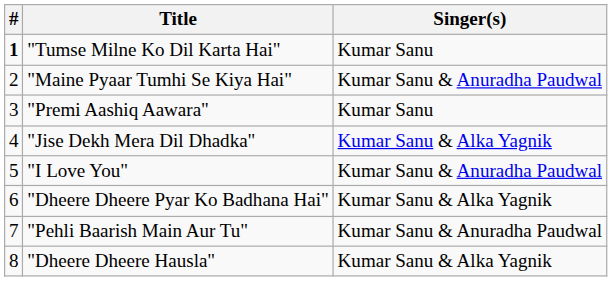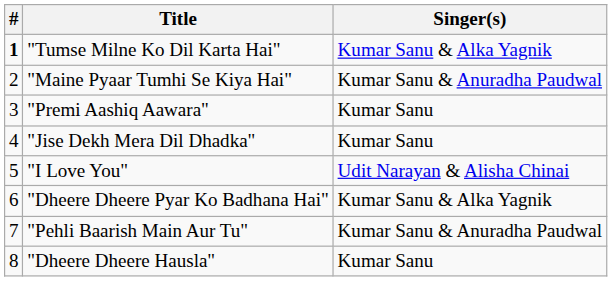(385, 49) Kumar Sanu -> (445, 49) Kumar Sanu & Alka Yagnik
(445, 140) Kumar Sanu & Alka Yagnik -> (385, 140) Kumar Sanu
(470, 170) Kumar Sanu & Anuradha Paudwal -> (453, 170) Udit Narayan & Alisha Chinai
(445, 261) Kumar Sanu & Alka Yagnik -> (385, 261) Kumar Sanu
